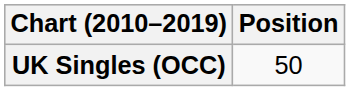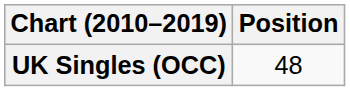(289, 64) 50 -> (289, 64) 48
